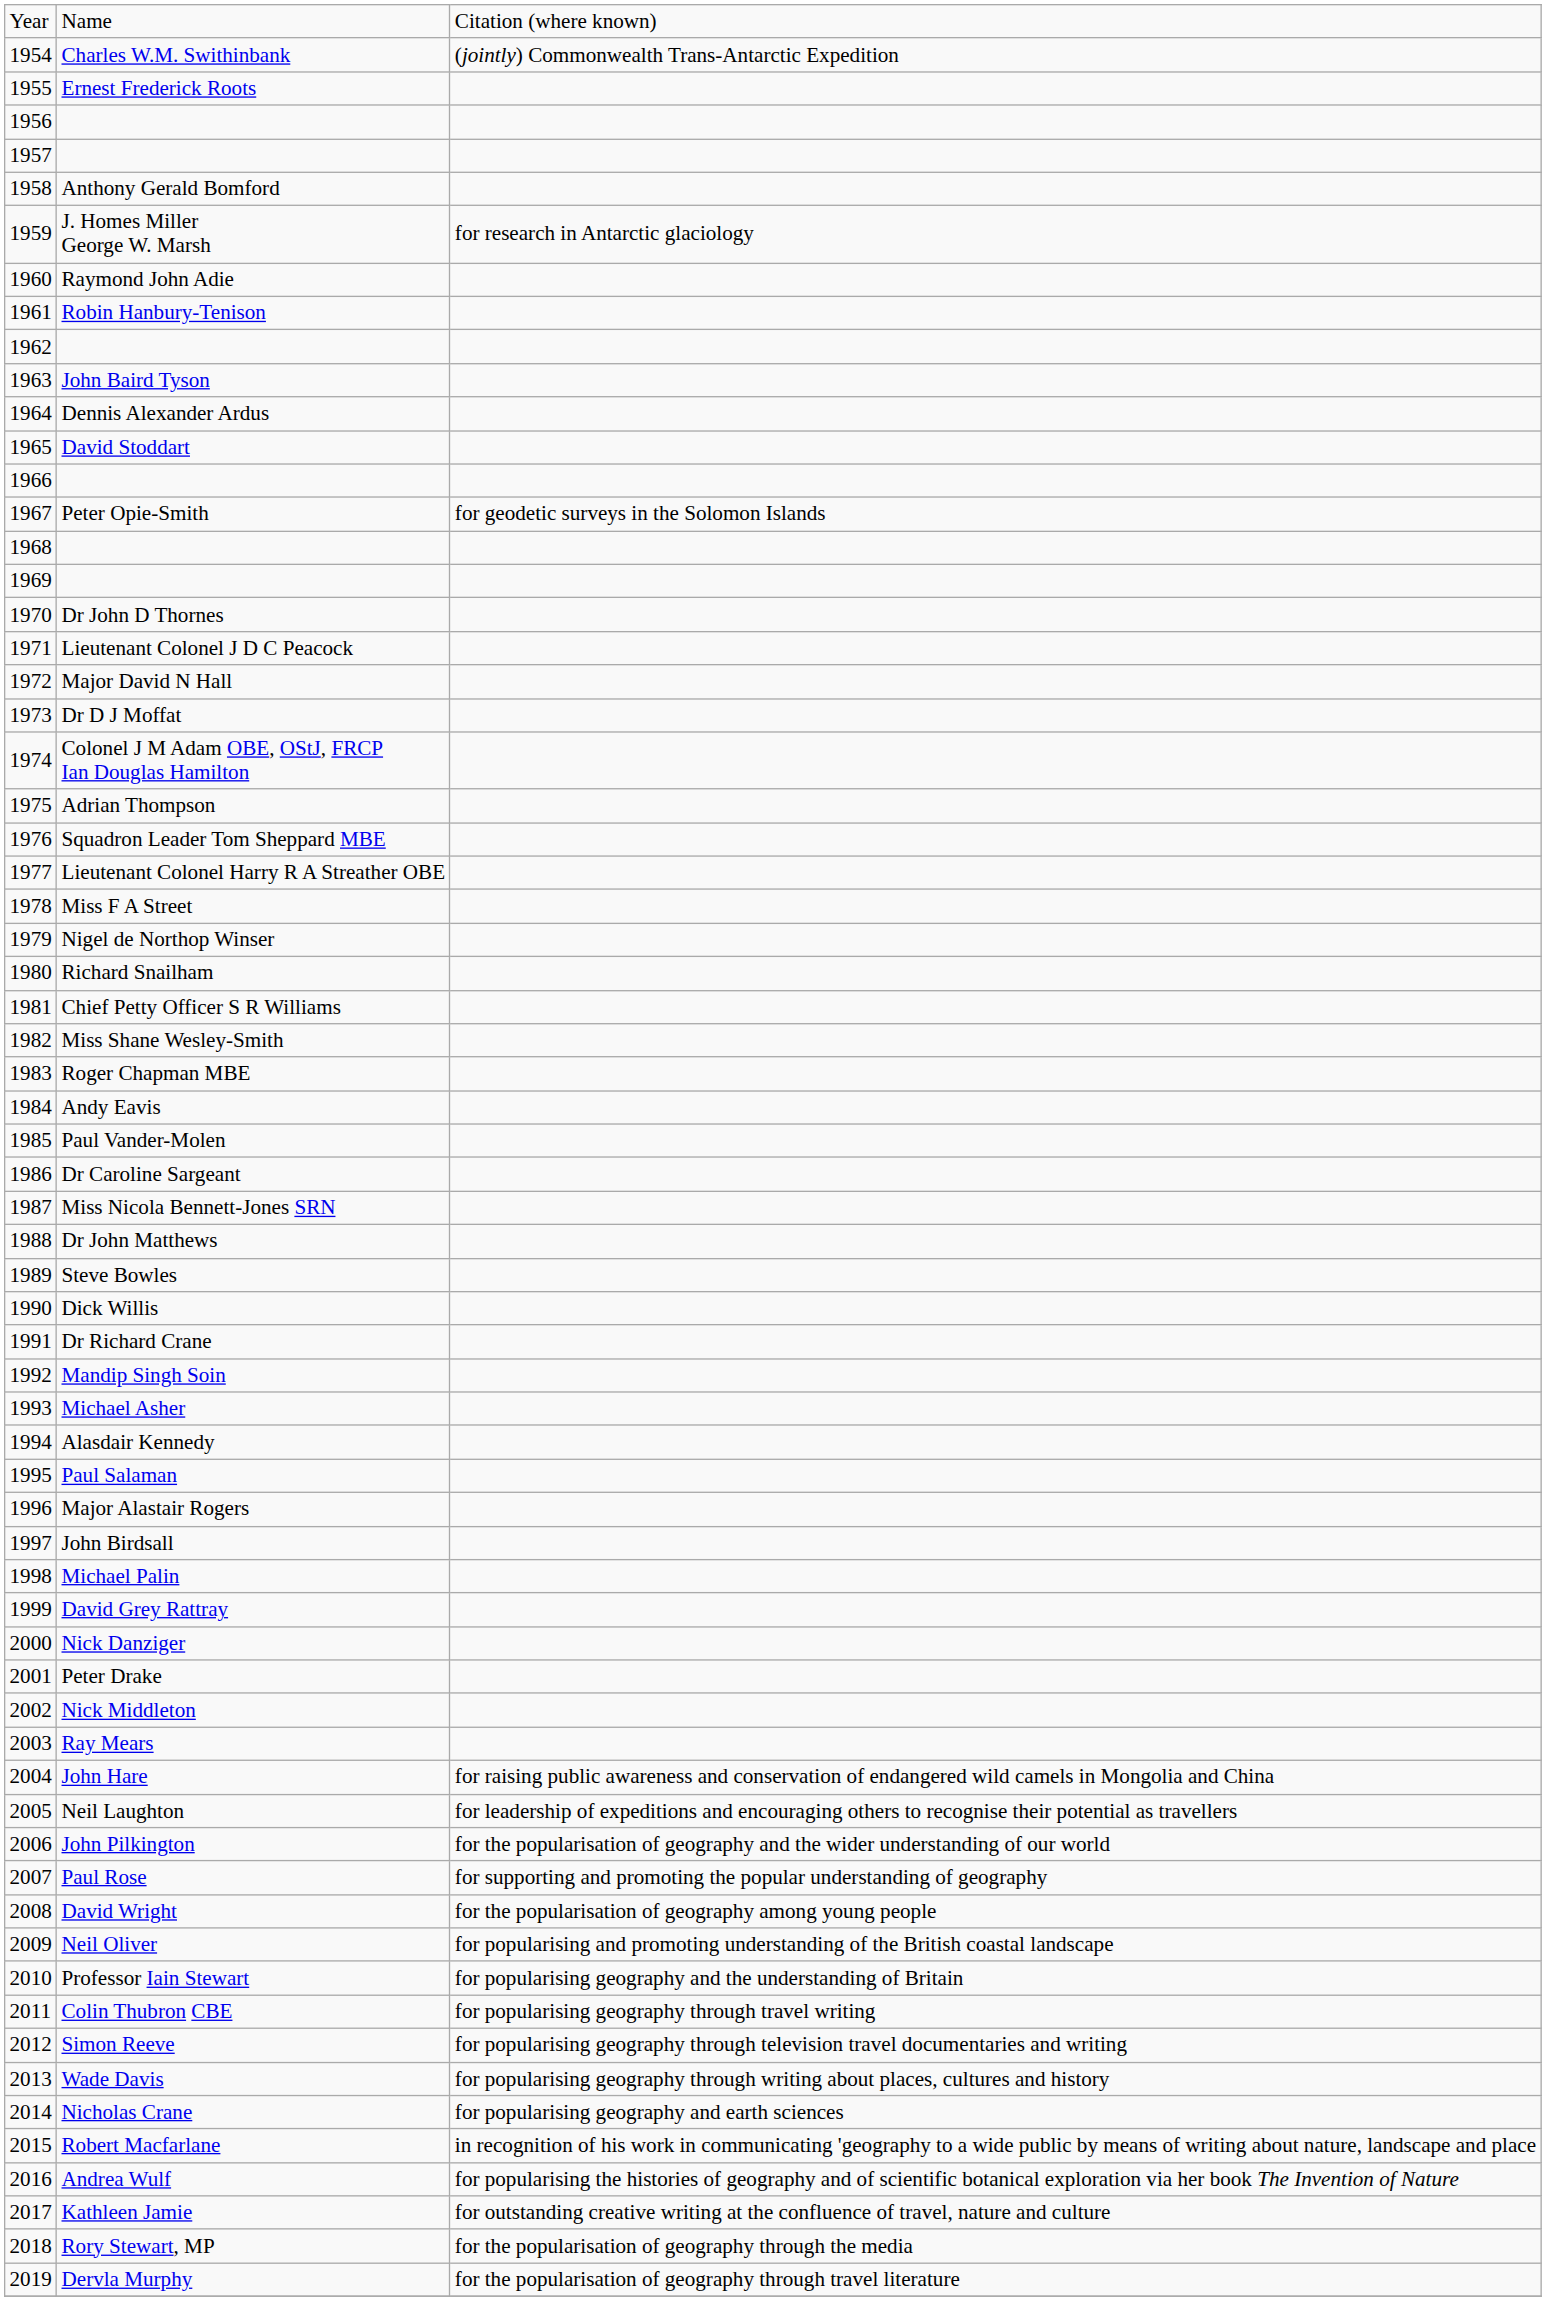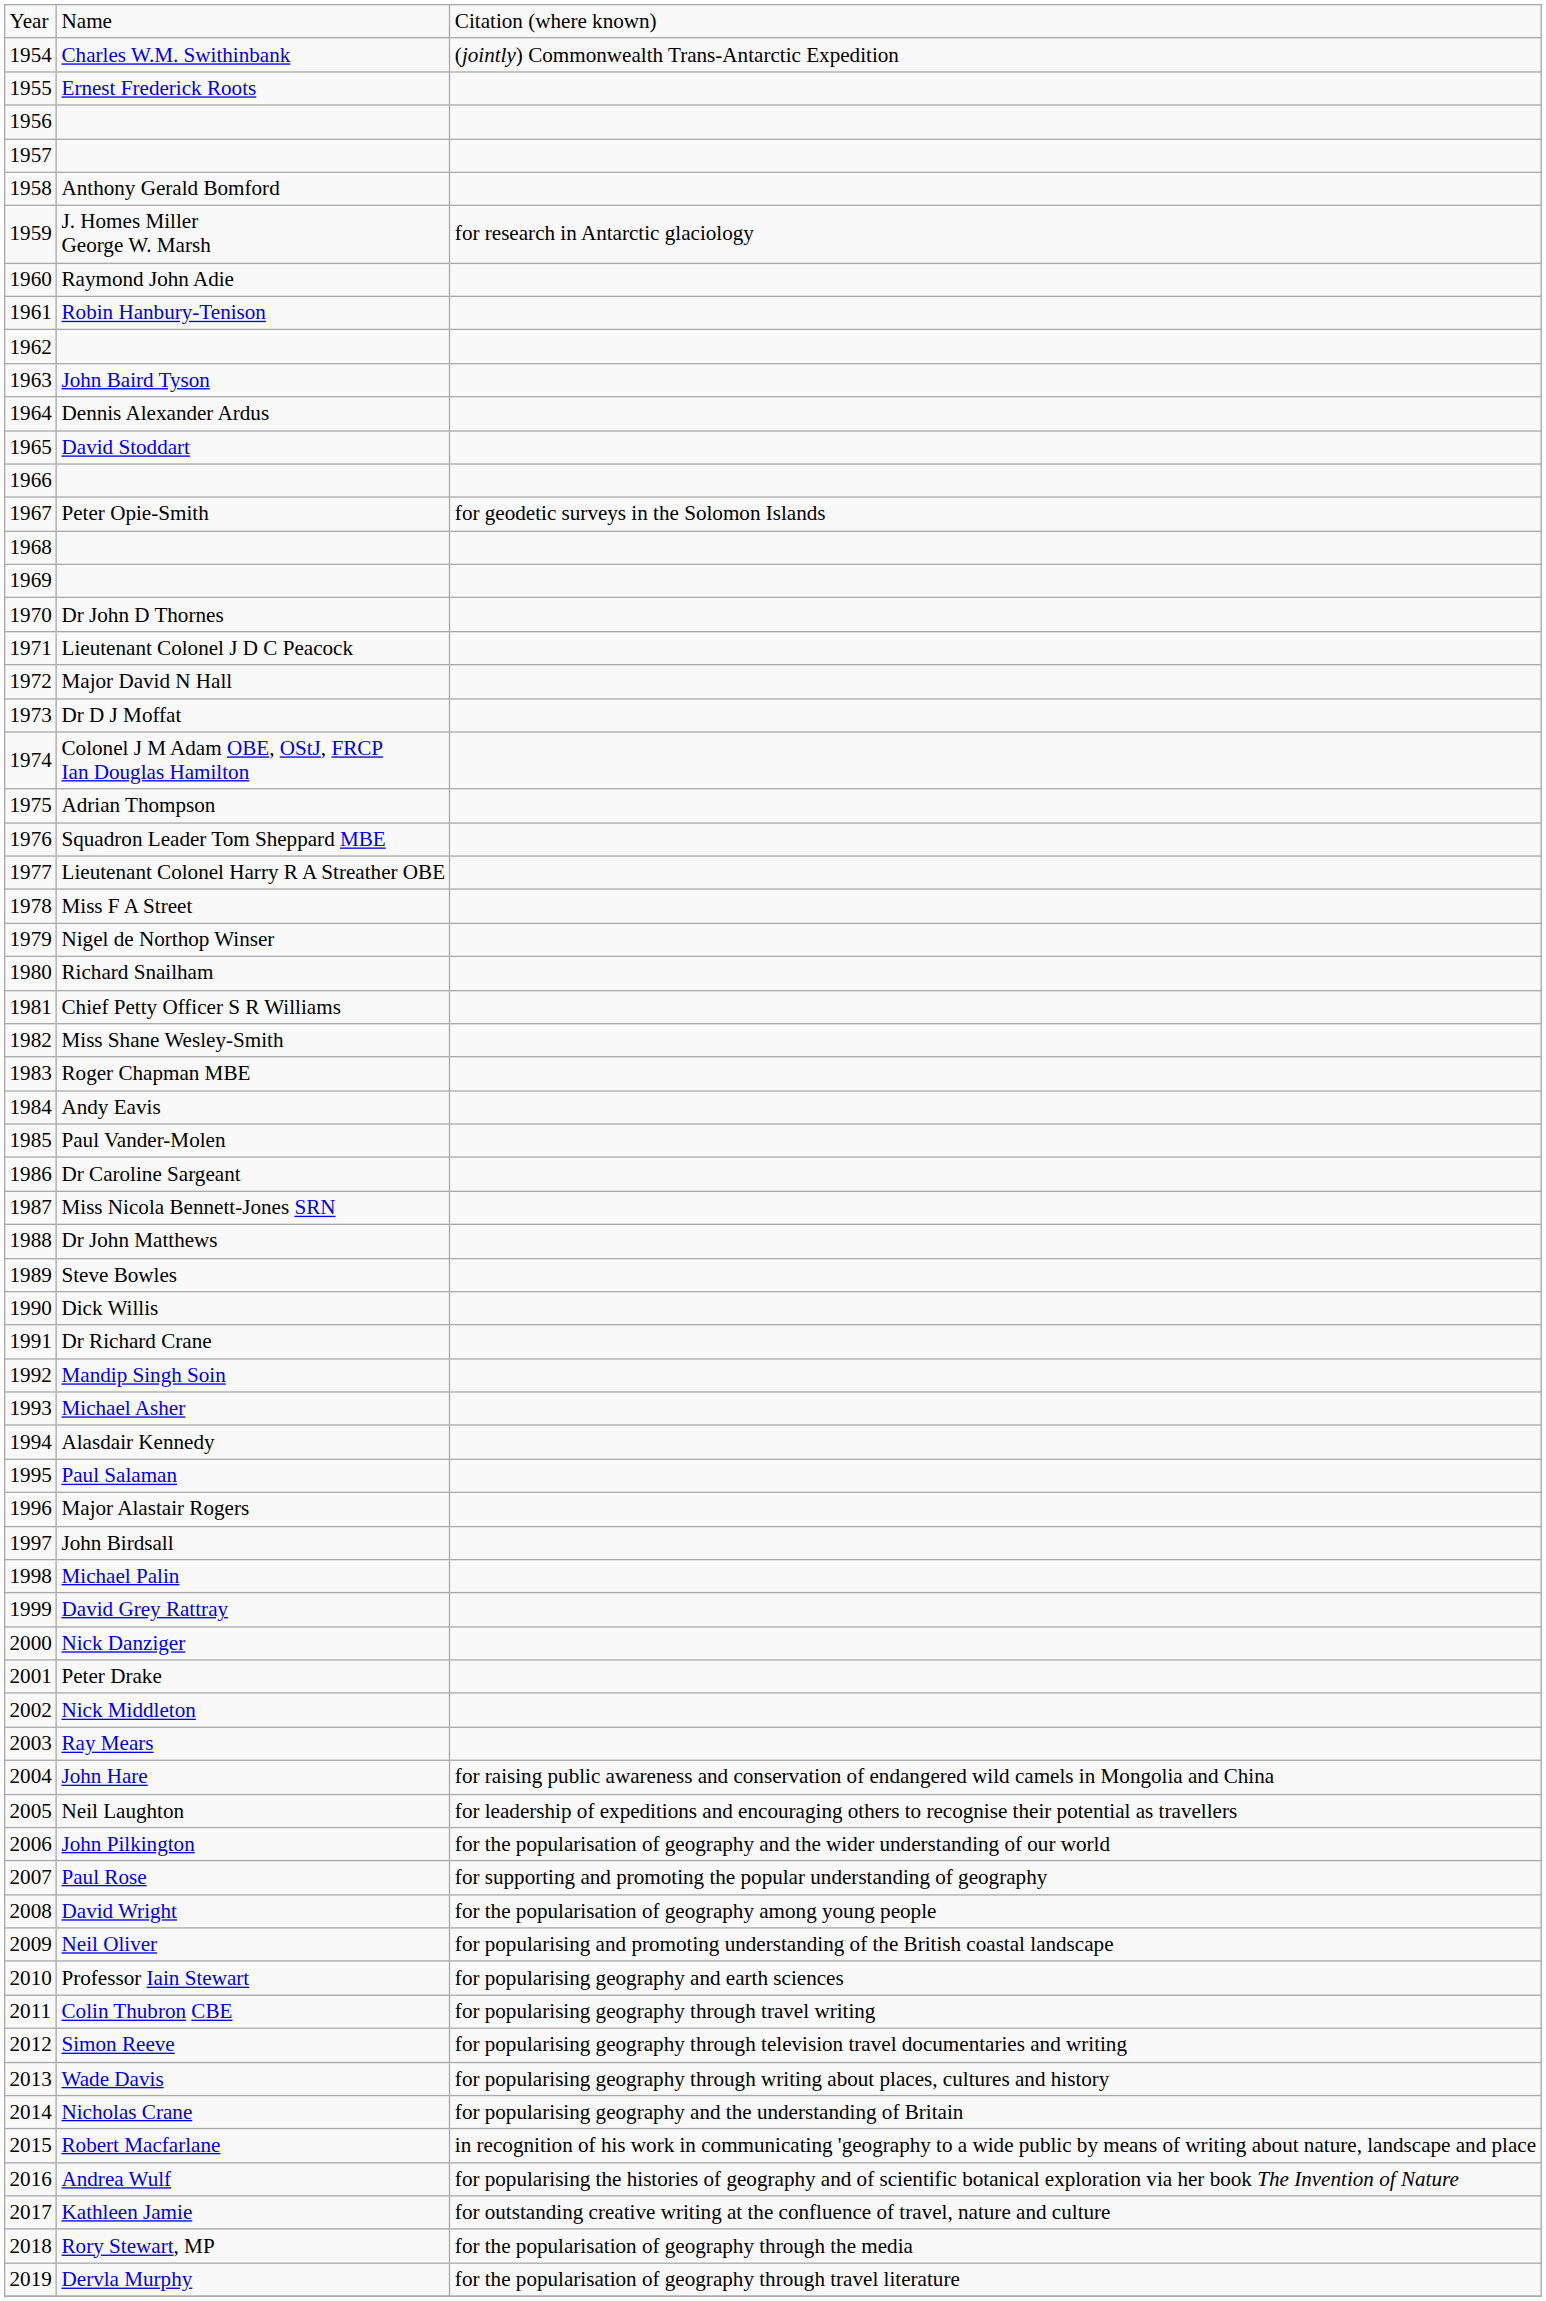(709, 1977) for popularising geography and the understanding of Britain -> (649, 1977) for popularising geography and earth sciences
(649, 2111) for popularising geography and earth sciences -> (709, 2111) for popularising geography and the understanding of Britain
